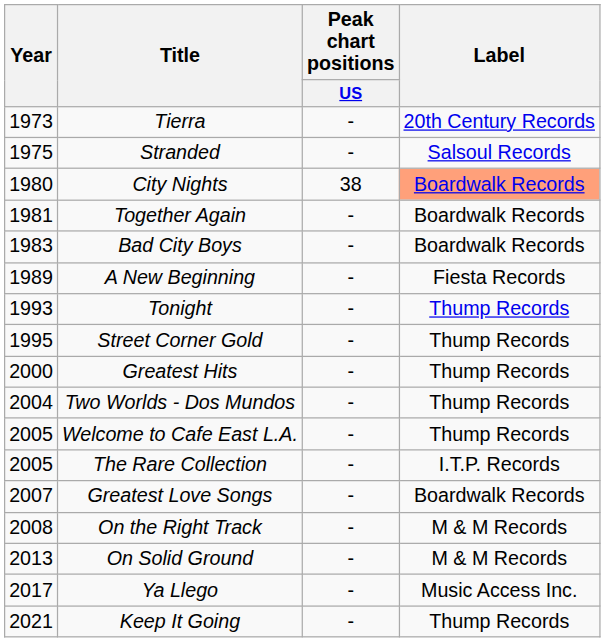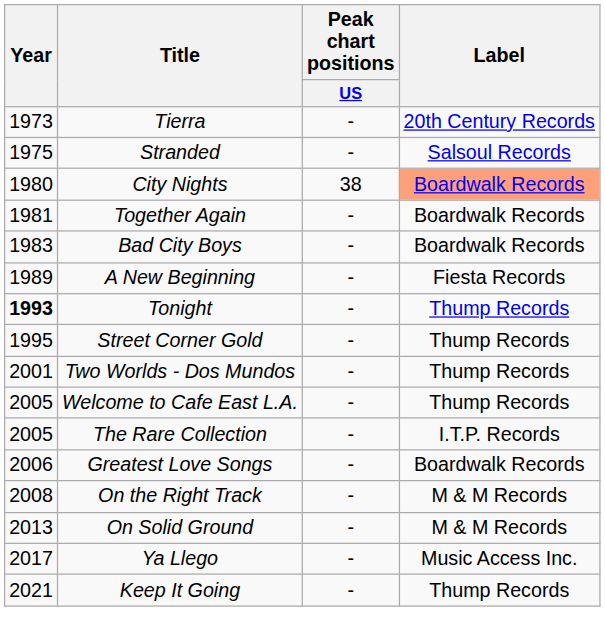(31, 309) normal -> (31, 309) bold
- row: (180, 371)
(31, 402) 2004 -> (31, 371) 2001
(31, 496) 2007 -> (31, 465) 2006
